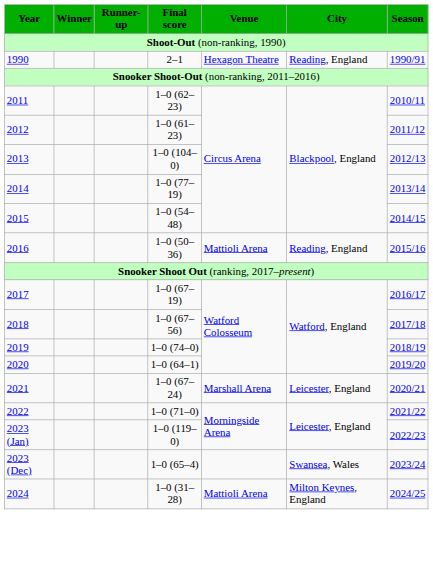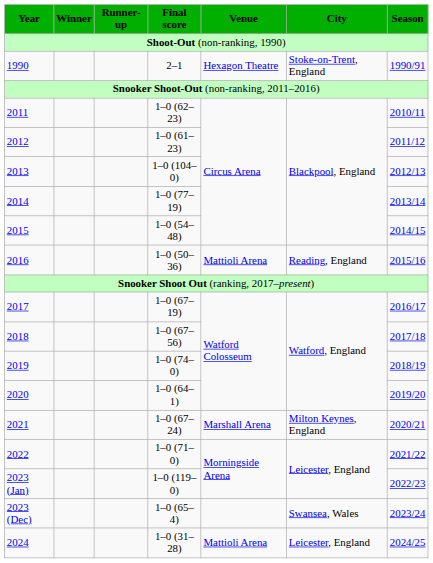(328, 59) Reading, England -> (323, 65) Stoke-on-Trent, England
(330, 388) Leicester, England -> (323, 424) Milton Keynes, England
(323, 493) Milton Keynes, England -> (329, 542) Leicester, England
